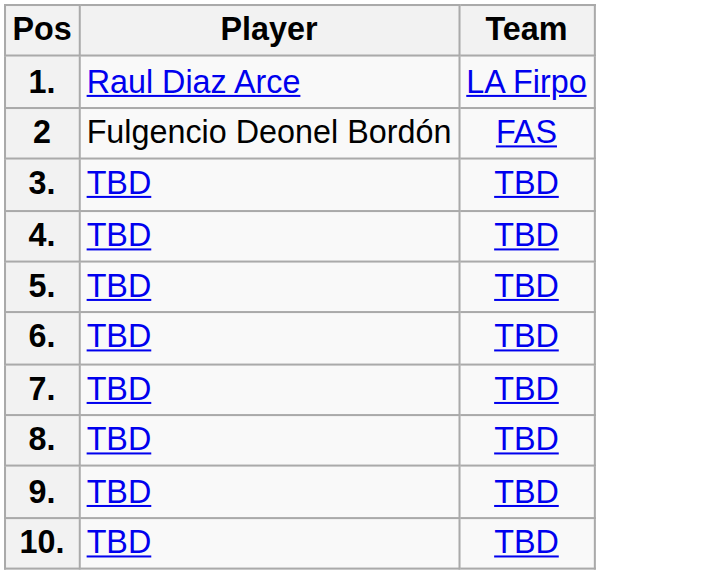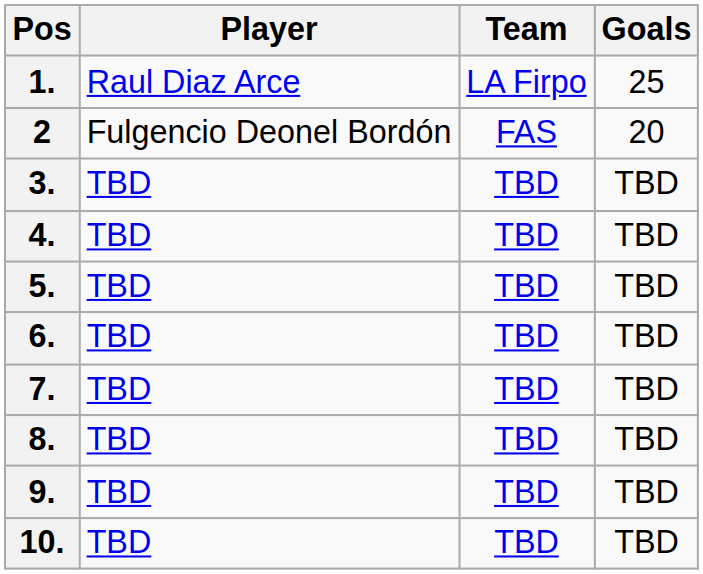+ column: (646, 30)
